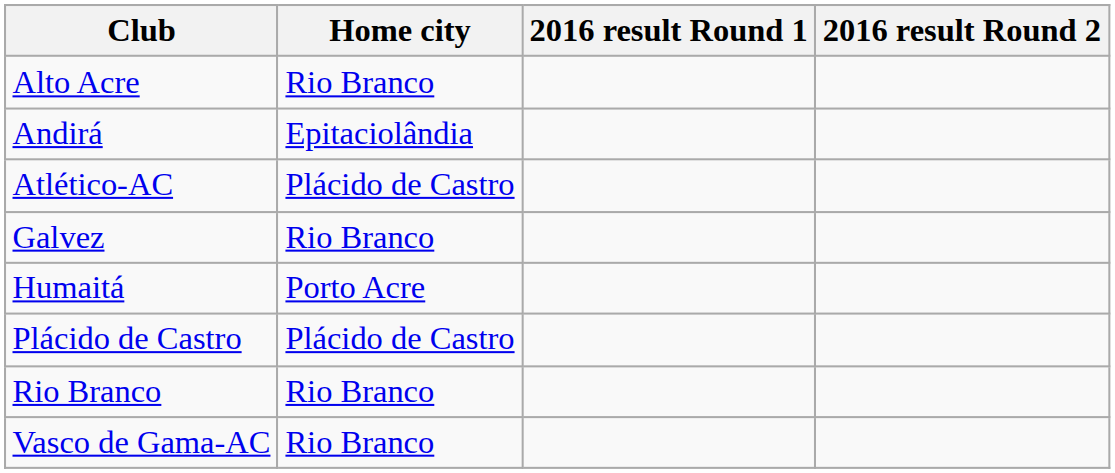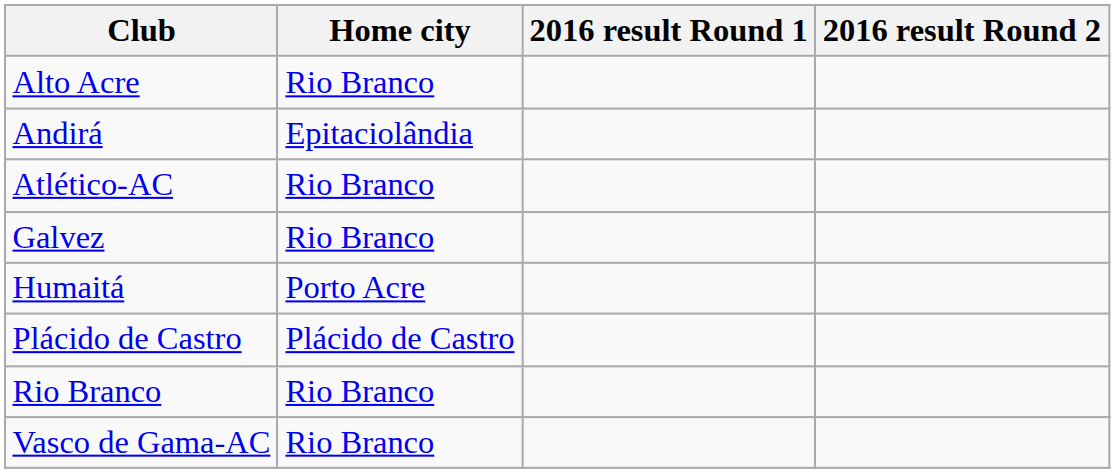(400, 184) Plácido de Castro -> (360, 184) Rio Branco
